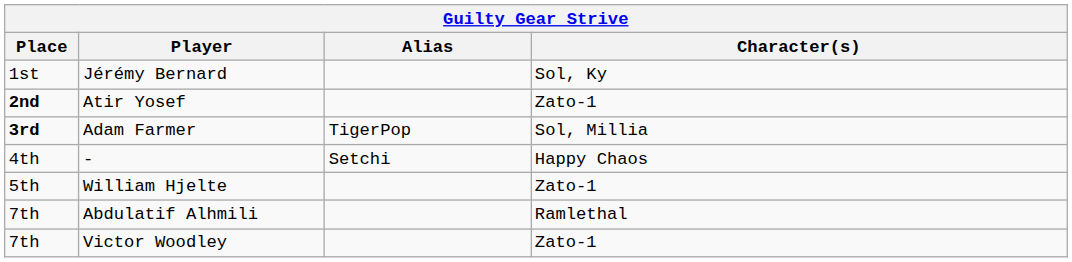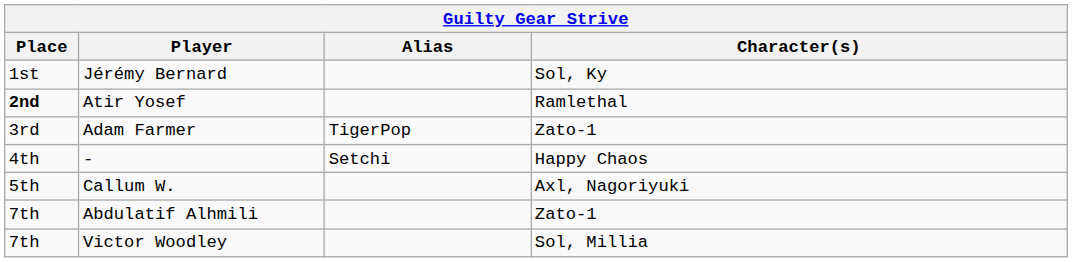(566, 103) Zato-1 -> (581, 103) Ramlethal
(24, 131) bold -> (24, 131) normal
(591, 131) Sol, Millia -> (566, 131) Zato-1
- row: (155, 186)
+ row: (129, 186)
(581, 214) Ramlethal -> (566, 214) Zato-1
(566, 242) Zato-1 -> (591, 242) Sol, Millia
